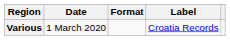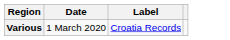- column: (127, 12)
